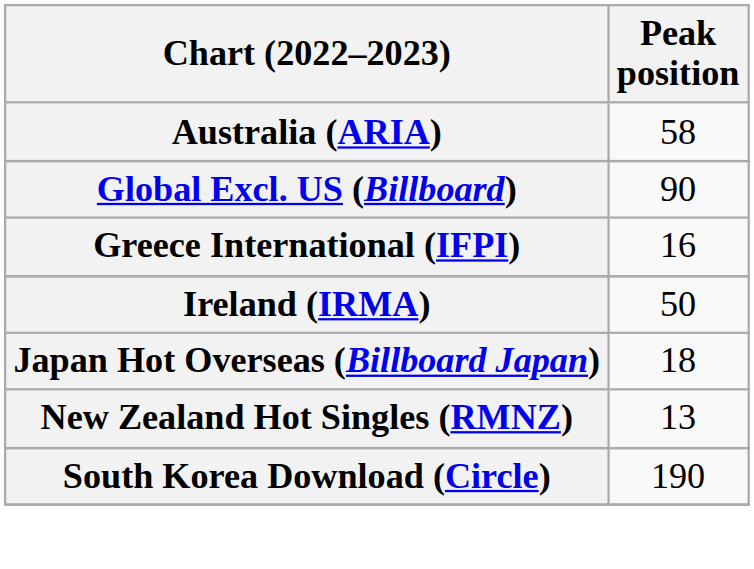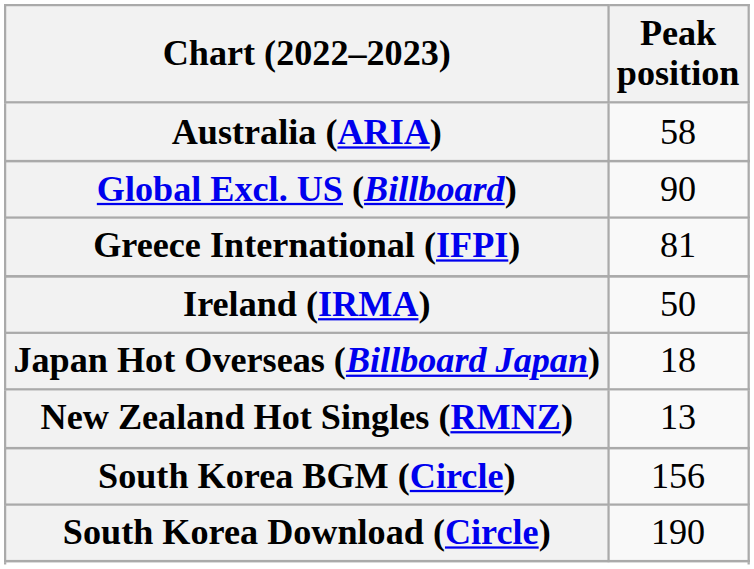(678, 245) 16 -> (678, 245) 81
+ row: (307, 475)
